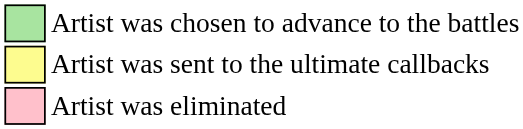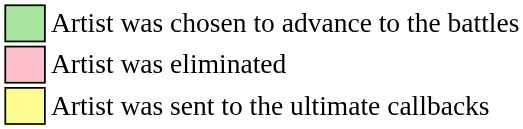rows swapped: (270, 64) <-> (169, 105)
